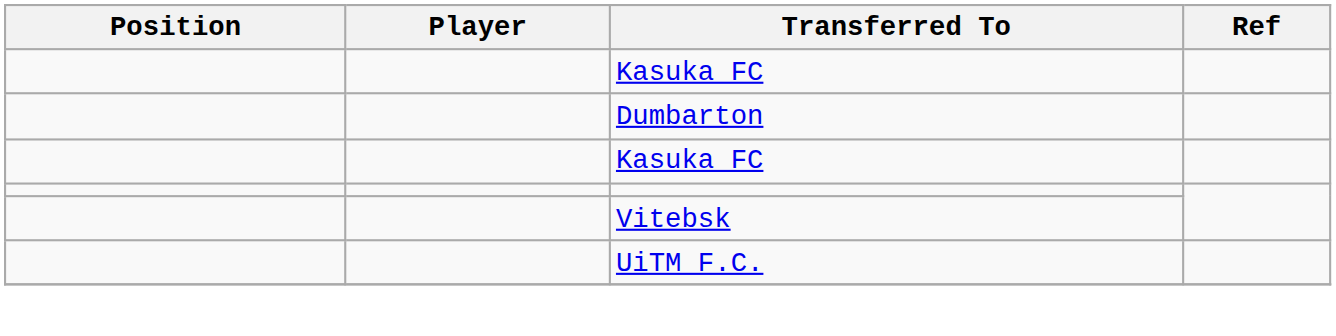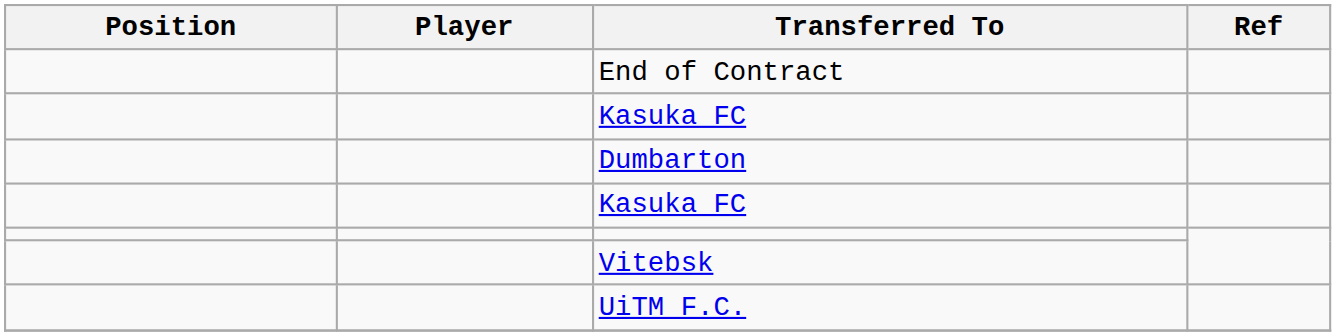+ row: (171, 72)
